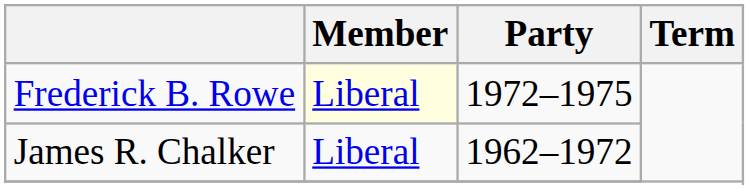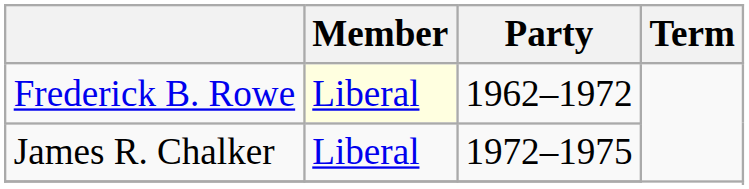(549, 92) 1972–1975 -> (549, 92) 1962–1972
(549, 151) 1962–1972 -> (549, 151) 1972–1975
